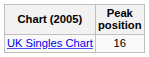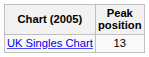(120, 43) 16 -> (120, 43) 13
